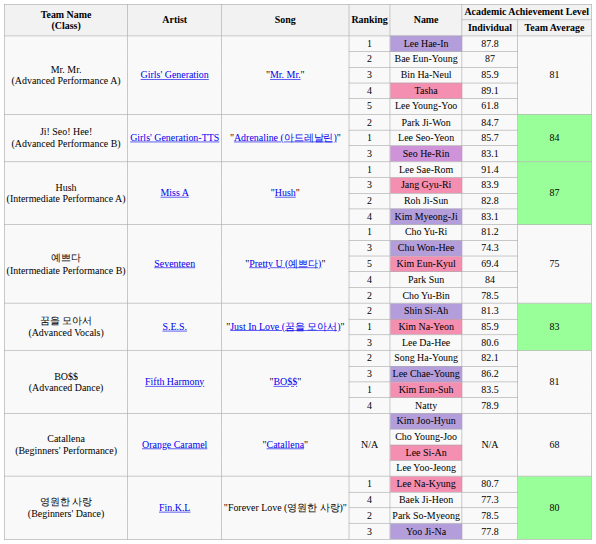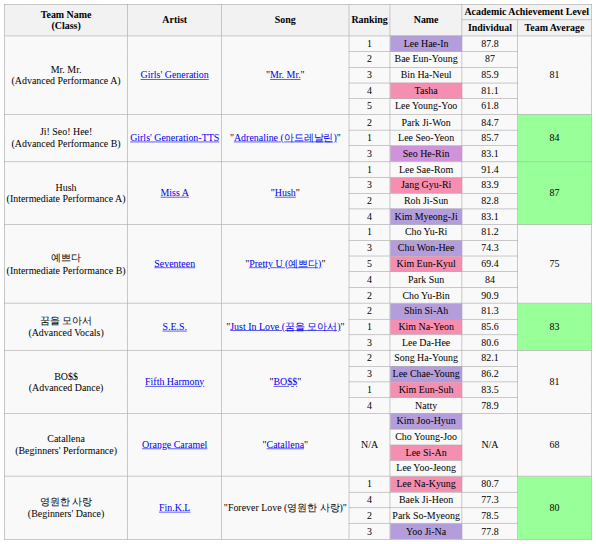(490, 91) 89.1 -> (490, 91) 81.1
(490, 295) 78.5 -> (490, 295) 90.9
(490, 327) 85.9 -> (490, 327) 85.6
